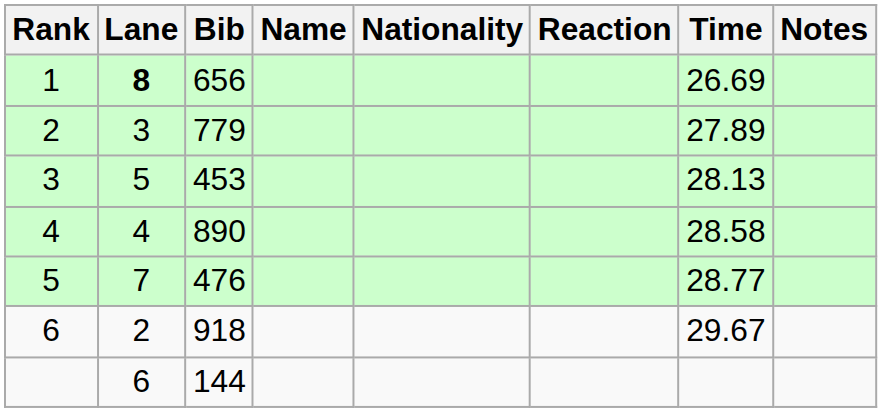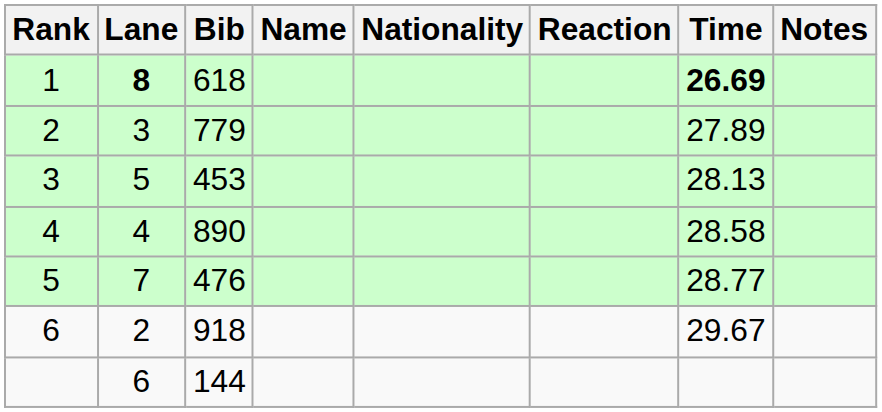(219, 79) 656 -> (219, 79) 618
(726, 79) normal -> (726, 79) bold
